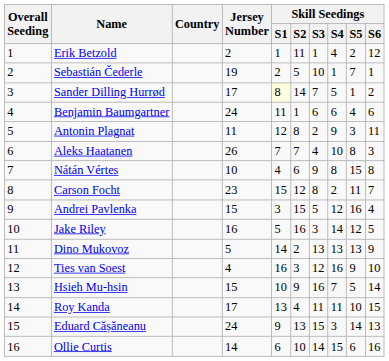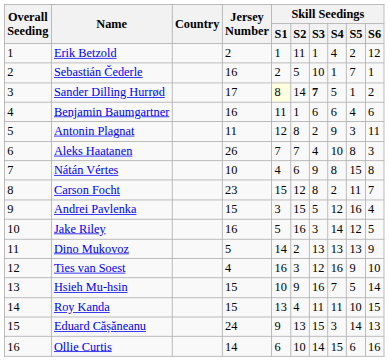(231, 72) 19 -> (231, 72) 16
(315, 92) normal -> (315, 92) bold
(231, 111) 24 -> (231, 111) 16
(231, 307) 17 -> (231, 307) 15
